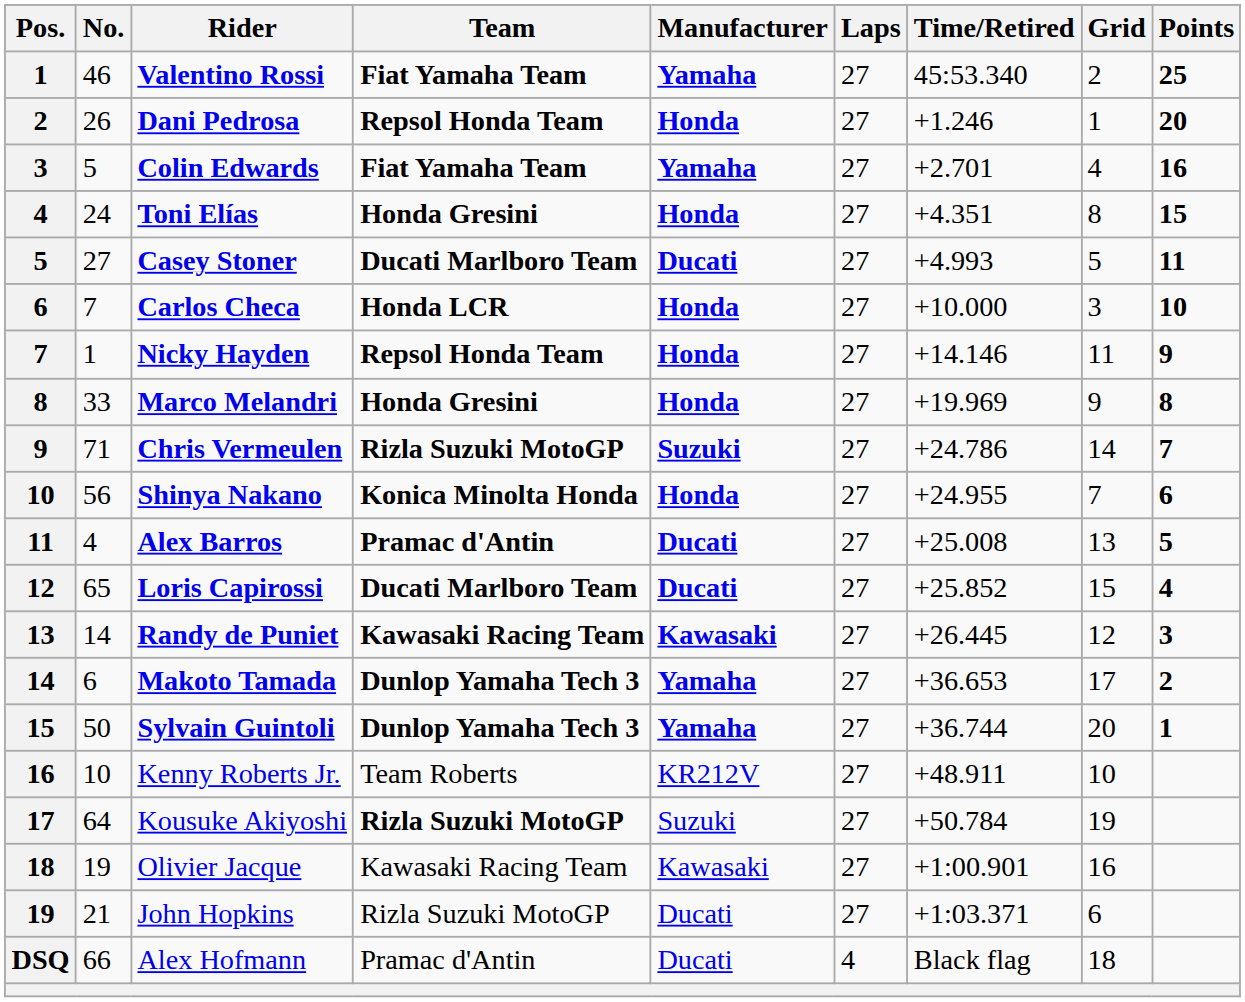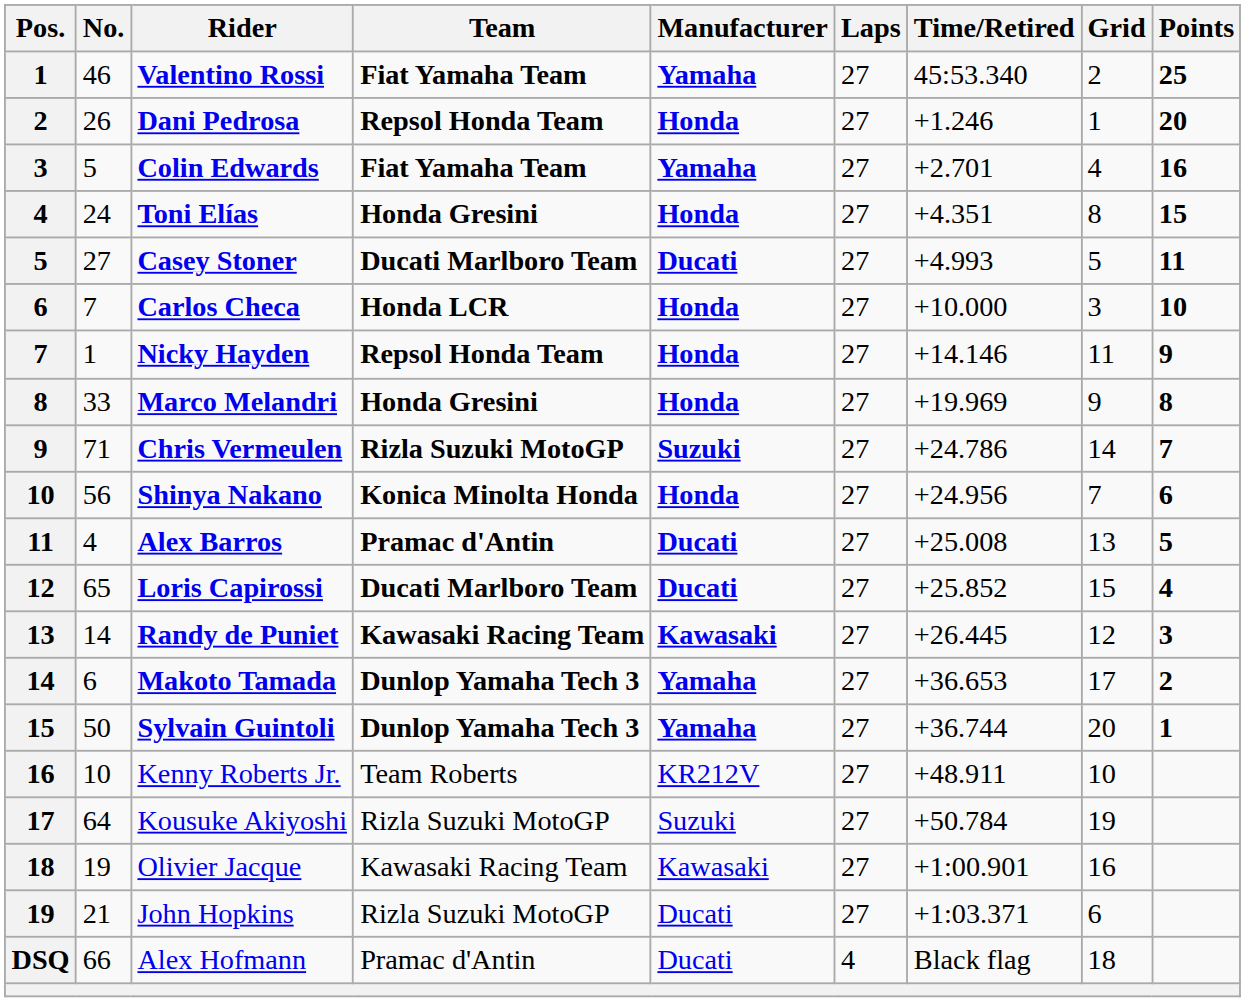(961, 494) +24.955 -> (961, 494) +24.956
(492, 820) bold -> (485, 820) normal
